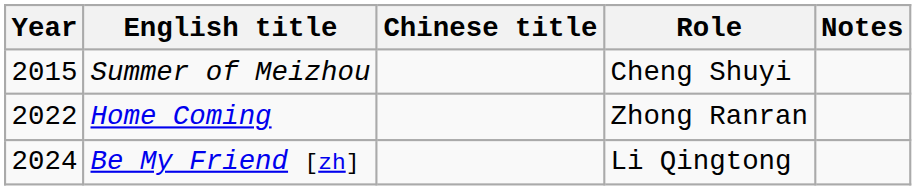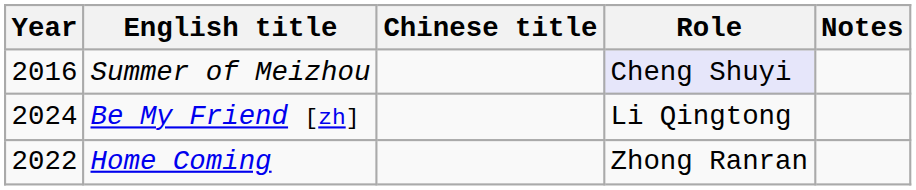(45, 72) 2015 -> (45, 72) 2016
(701, 72) no background -> (701, 72) lavender background
rows swapped: (181, 117) <-> (225, 162)
